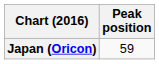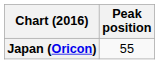(127, 48) 59 -> (127, 48) 55
